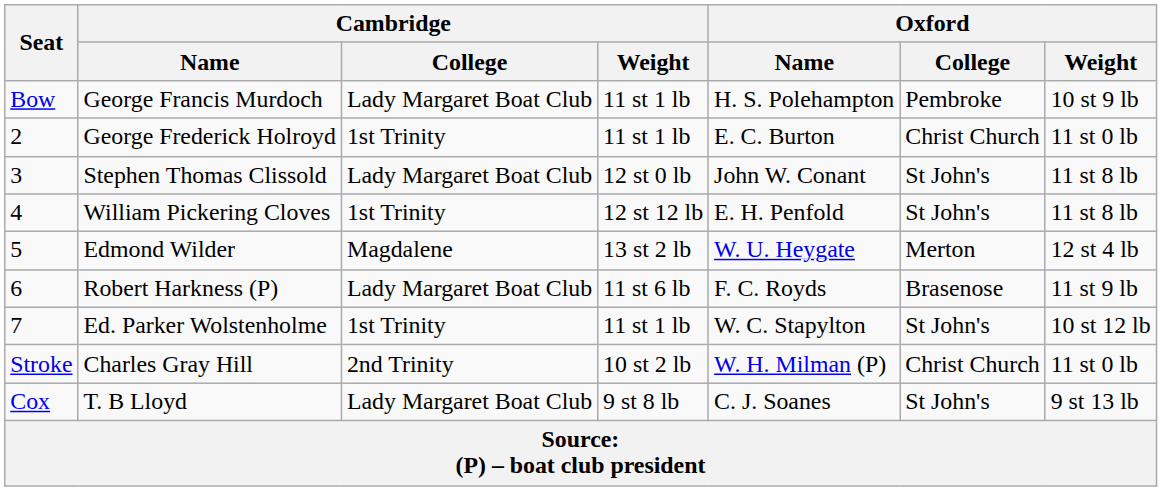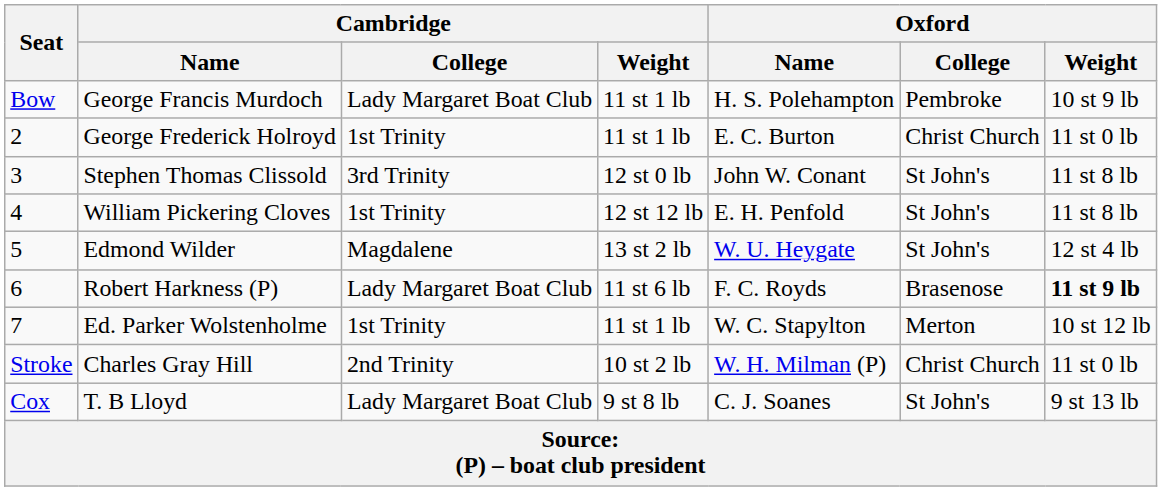(470, 174) Lady Margaret Boat Club -> (398, 174) 3rd Trinity
(940, 250) Merton -> (947, 250) St John's
(1094, 288) normal -> (1095, 288) bold
(947, 325) St John's -> (940, 325) Merton
